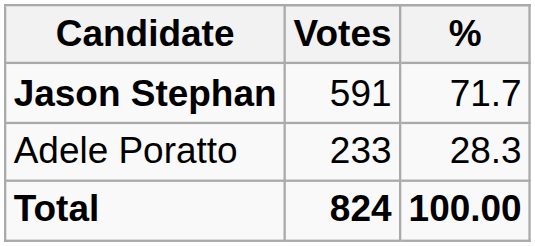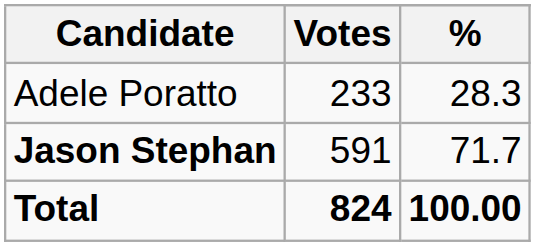rows swapped: (145, 92) <-> (126, 151)
